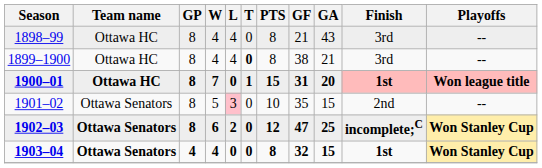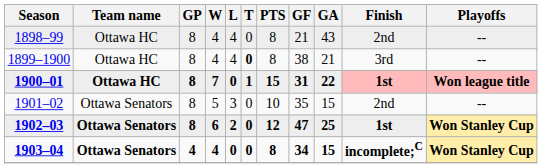(384, 37) 3rd -> (384, 37) 2nd
(328, 81) 20 -> (328, 81) 22
(233, 103) pink background -> (233, 103) no background
(384, 127) incomplete;C -> (384, 125) 1st
(302, 151) 32 -> (302, 149) 34
(384, 151) 1st -> (384, 149) incomplete;C
